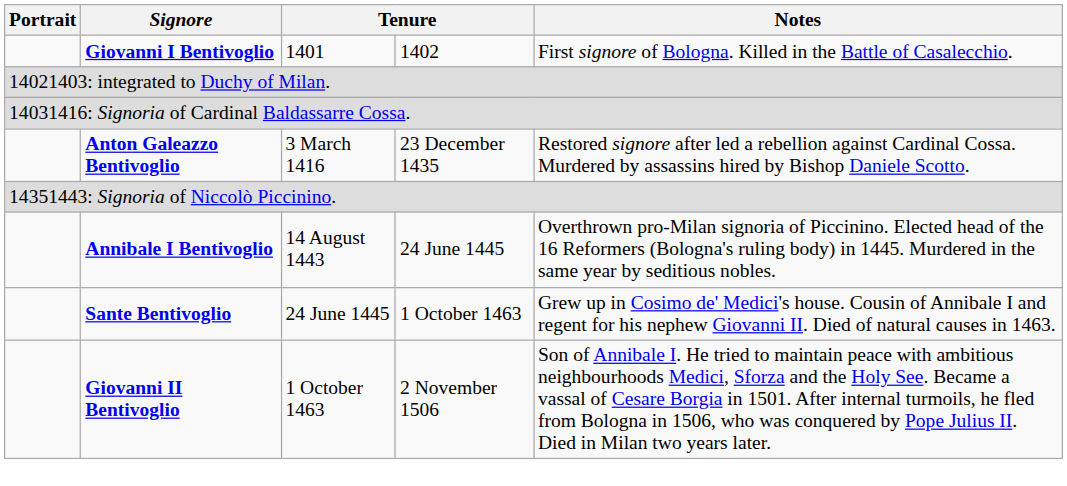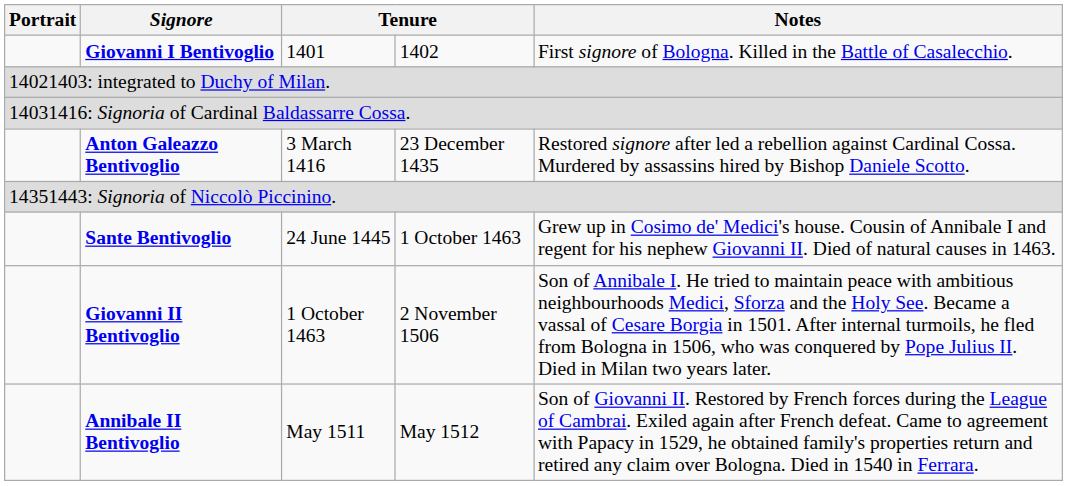- row: (179, 249)
+ row: (133, 432)
